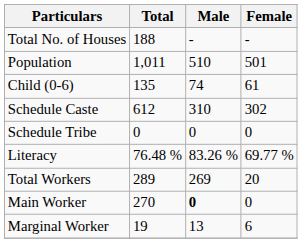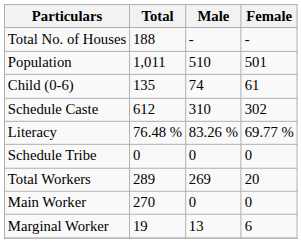rows swapped: (52, 132) <-> (32, 156)
(193, 202) bold -> (193, 202) normal
